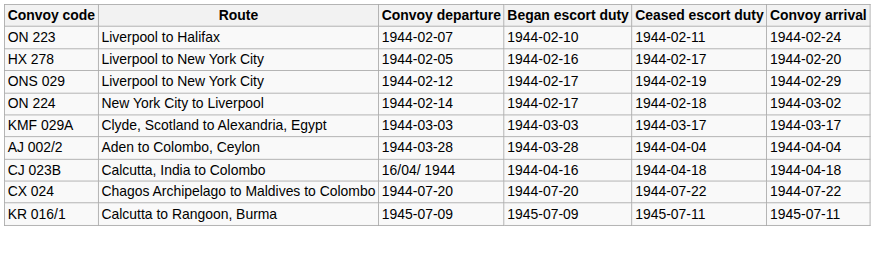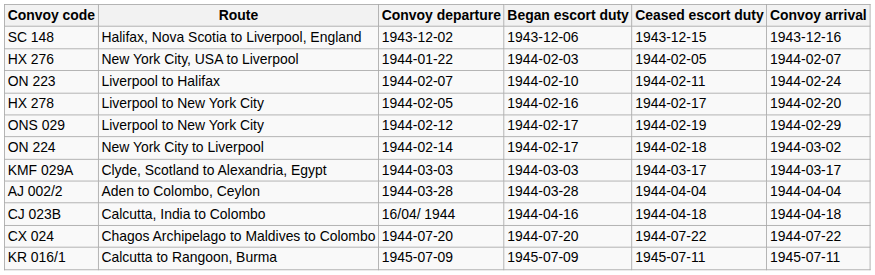+ row: (31, 37)
+ row: (31, 59)
